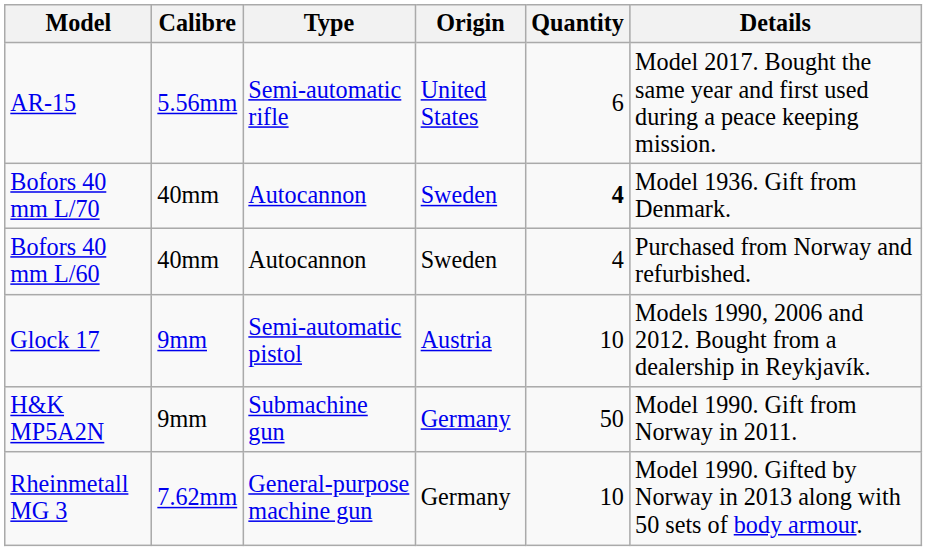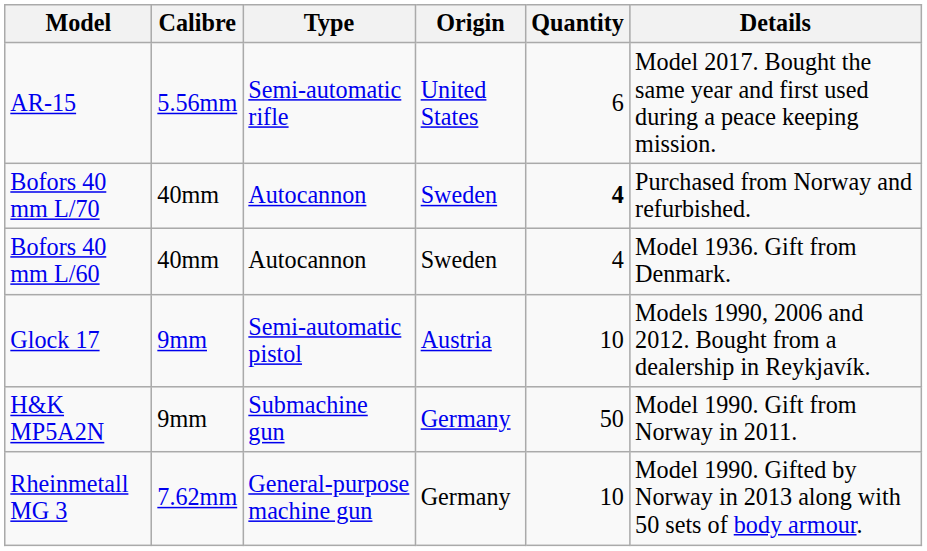(746, 195) Model 1936. Gift from Denmark. -> (774, 195) Purchased from Norway and refurbished.
(774, 260) Purchased from Norway and refurbished. -> (746, 260) Model 1936. Gift from Denmark.
